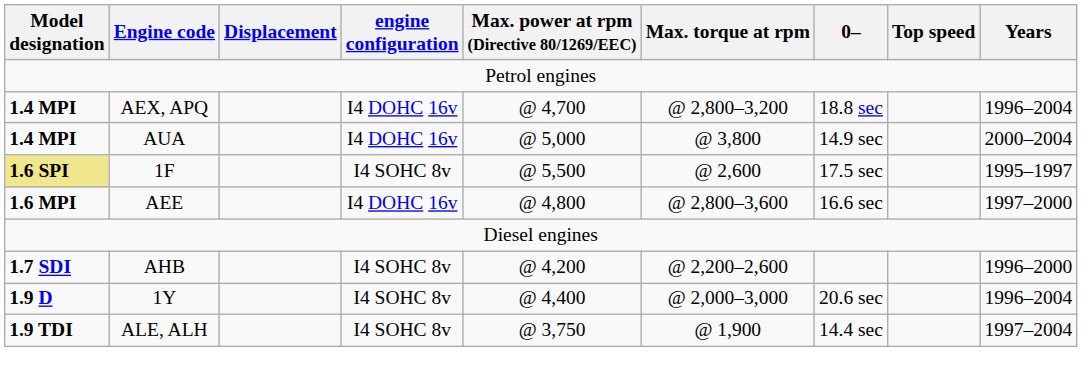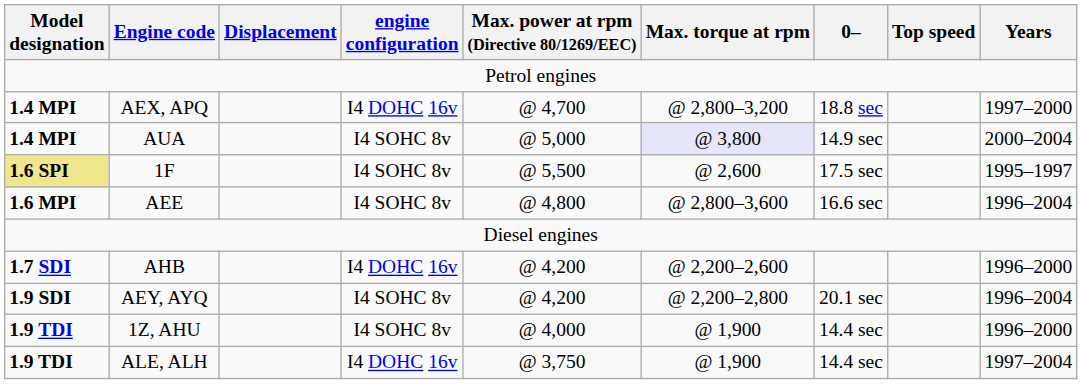(1028, 106) 1996–2004 -> (1028, 106) 1997–2000
(402, 138) I4 DOHC 16v -> (402, 138) I4 SOHC 8v
(728, 138) no background -> (728, 138) lavender background
(402, 202) I4 DOHC 16v -> (402, 202) I4 SOHC 8v
(1028, 202) 1997–2000 -> (1028, 202) 1996–2004
(402, 266) I4 SOHC 8v -> (402, 266) I4 DOHC 16v
- row: (164, 298)
+ row: (164, 298)
+ row: (164, 329)
(402, 329) I4 SOHC 8v -> (402, 361) I4 DOHC 16v
